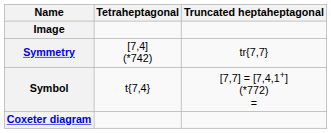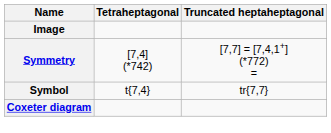(254, 53) tr{7,7} -> (254, 60) [7,7] = [7,4,1+] (*772) =
(254, 89) [7,7] = [7,4,1+] (*772) = -> (254, 91) tr{7,7}
